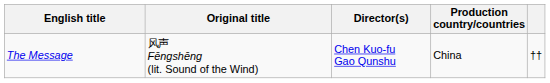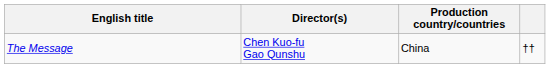- column: (238, 19)
